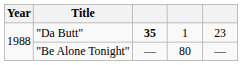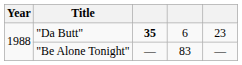(185, 32) 1 -> (185, 32) 6
(185, 51) 80 -> (185, 51) 83
